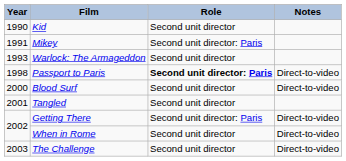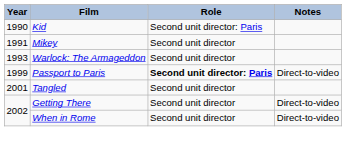(193, 27) Second unit director -> (206, 27) Second unit director: Paris
(206, 42) Second unit director: Paris -> (193, 42) Second unit director
(17, 73) 1998 -> (17, 73) 1999
- row: (55, 88)
(206, 118) Second unit director: Paris -> (193, 103) Second unit director
- row: (63, 149)
